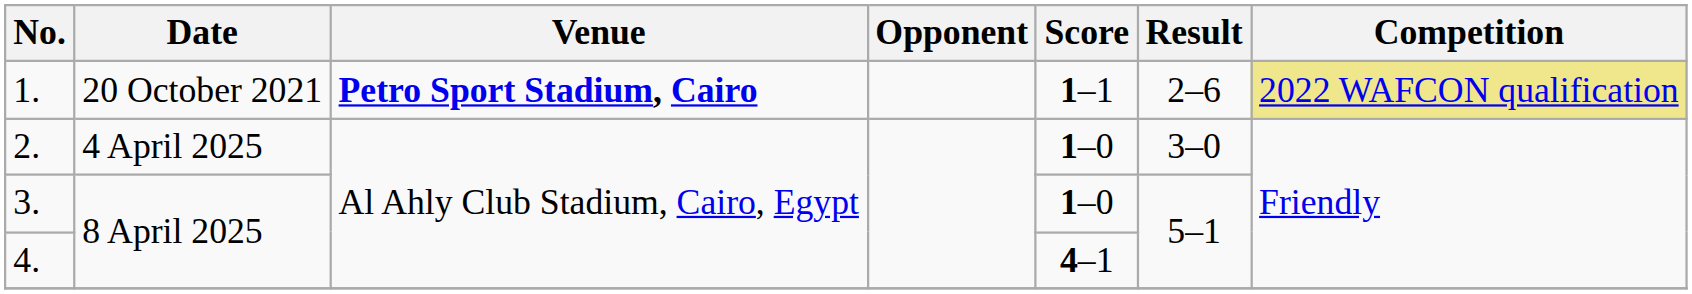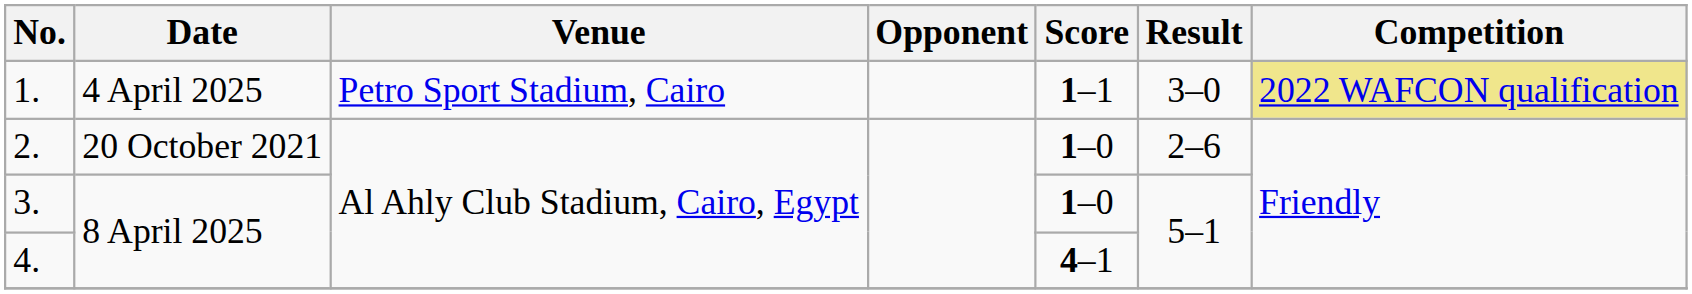(202, 89) 20 October 2021 -> (173, 89) 4 April 2025
(548, 89) bold -> (532, 89) normal
(1194, 89) 2–6 -> (1194, 89) 3–0
(173, 145) 4 April 2025 -> (202, 145) 20 October 2021
(1194, 145) 3–0 -> (1194, 145) 2–6
